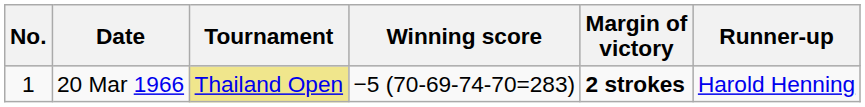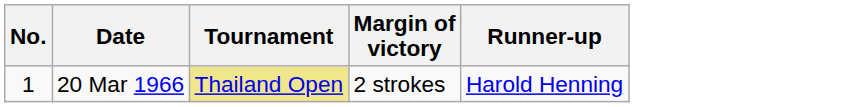- column: (464, 36)
(635, 84) bold -> (400, 84) normal
